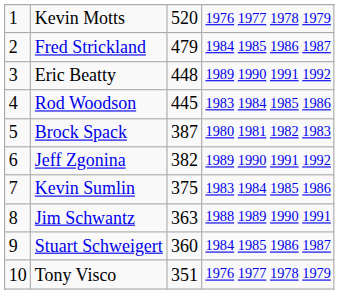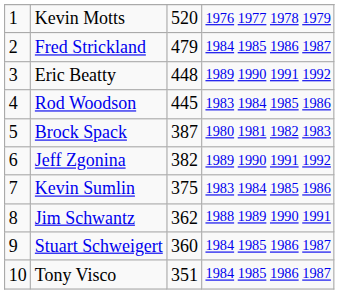(184, 217) 363 -> (184, 217) 362
(268, 274) 1976 1977 1978 1979 -> (268, 274) 1984 1985 1986 1987
